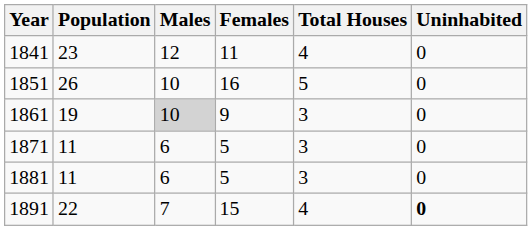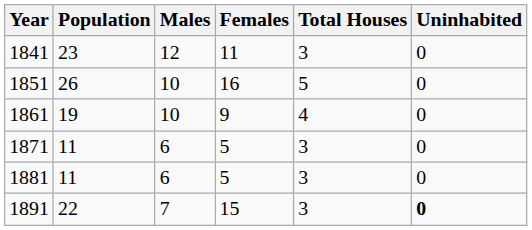(303, 51) 4 -> (303, 51) 3
(170, 114) lightgrey background -> (170, 114) no background
(303, 114) 3 -> (303, 114) 4
(303, 209) 4 -> (303, 209) 3
